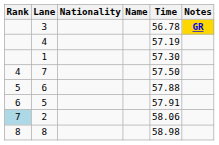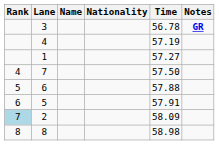columns swapped: (136, 12) <-> (90, 12)
(198, 27) gold background -> (198, 27) no background
(166, 57) 57.30 -> (166, 57) 57.27
(166, 117) 58.06 -> (166, 117) 58.09
